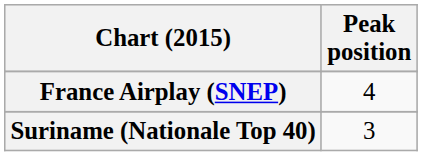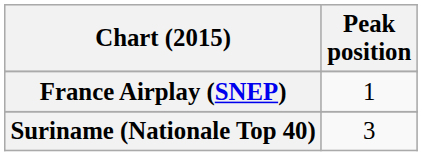(369, 91) 4 -> (369, 91) 1
